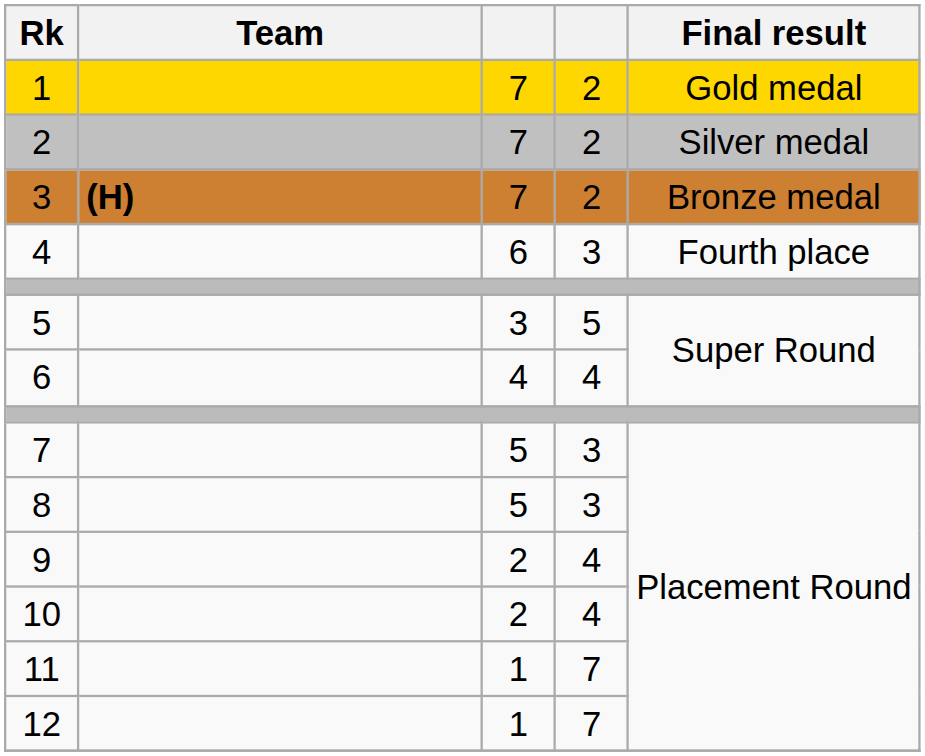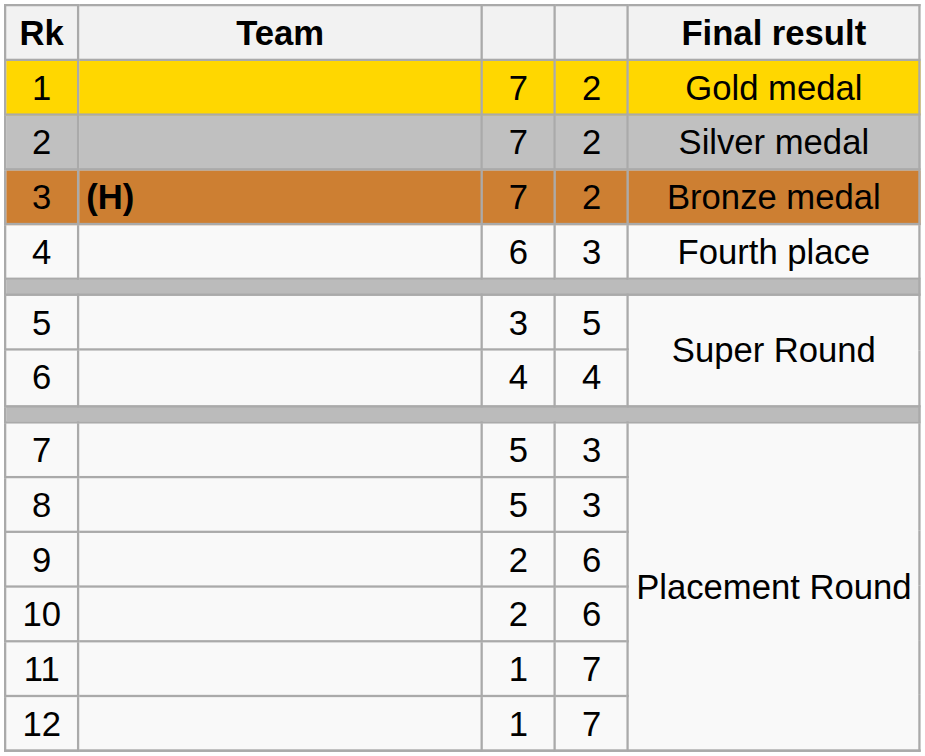(592, 559) 4 -> (592, 559) 6
(592, 614) 4 -> (592, 614) 6
